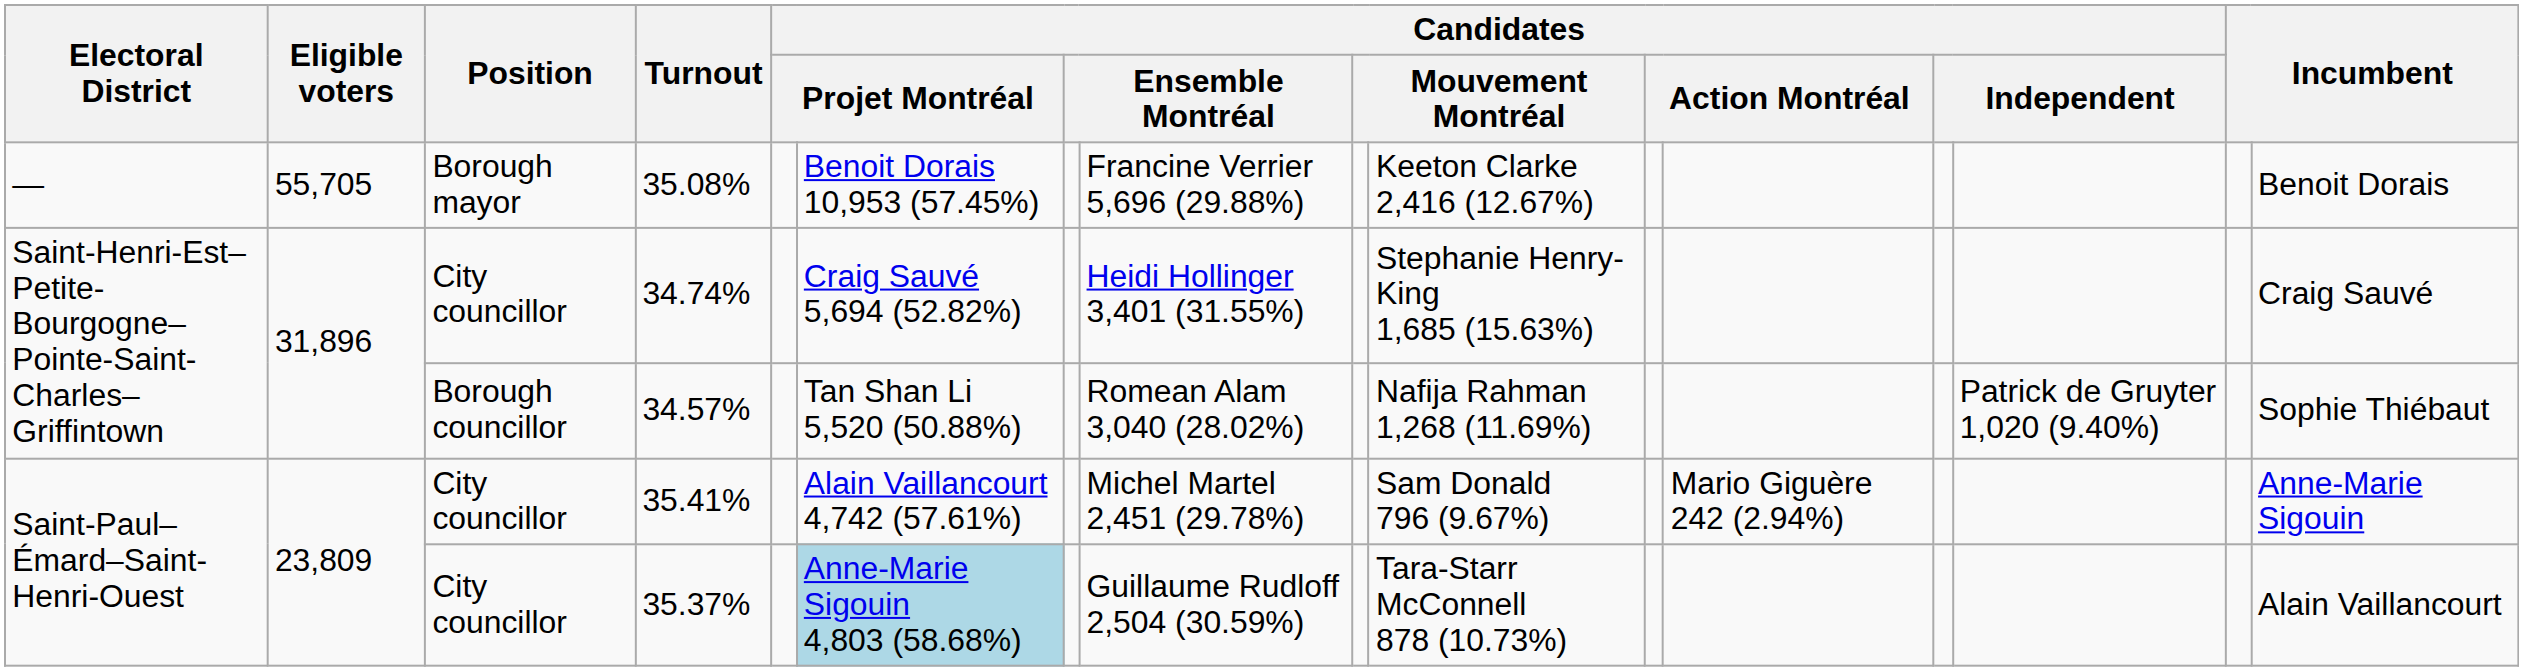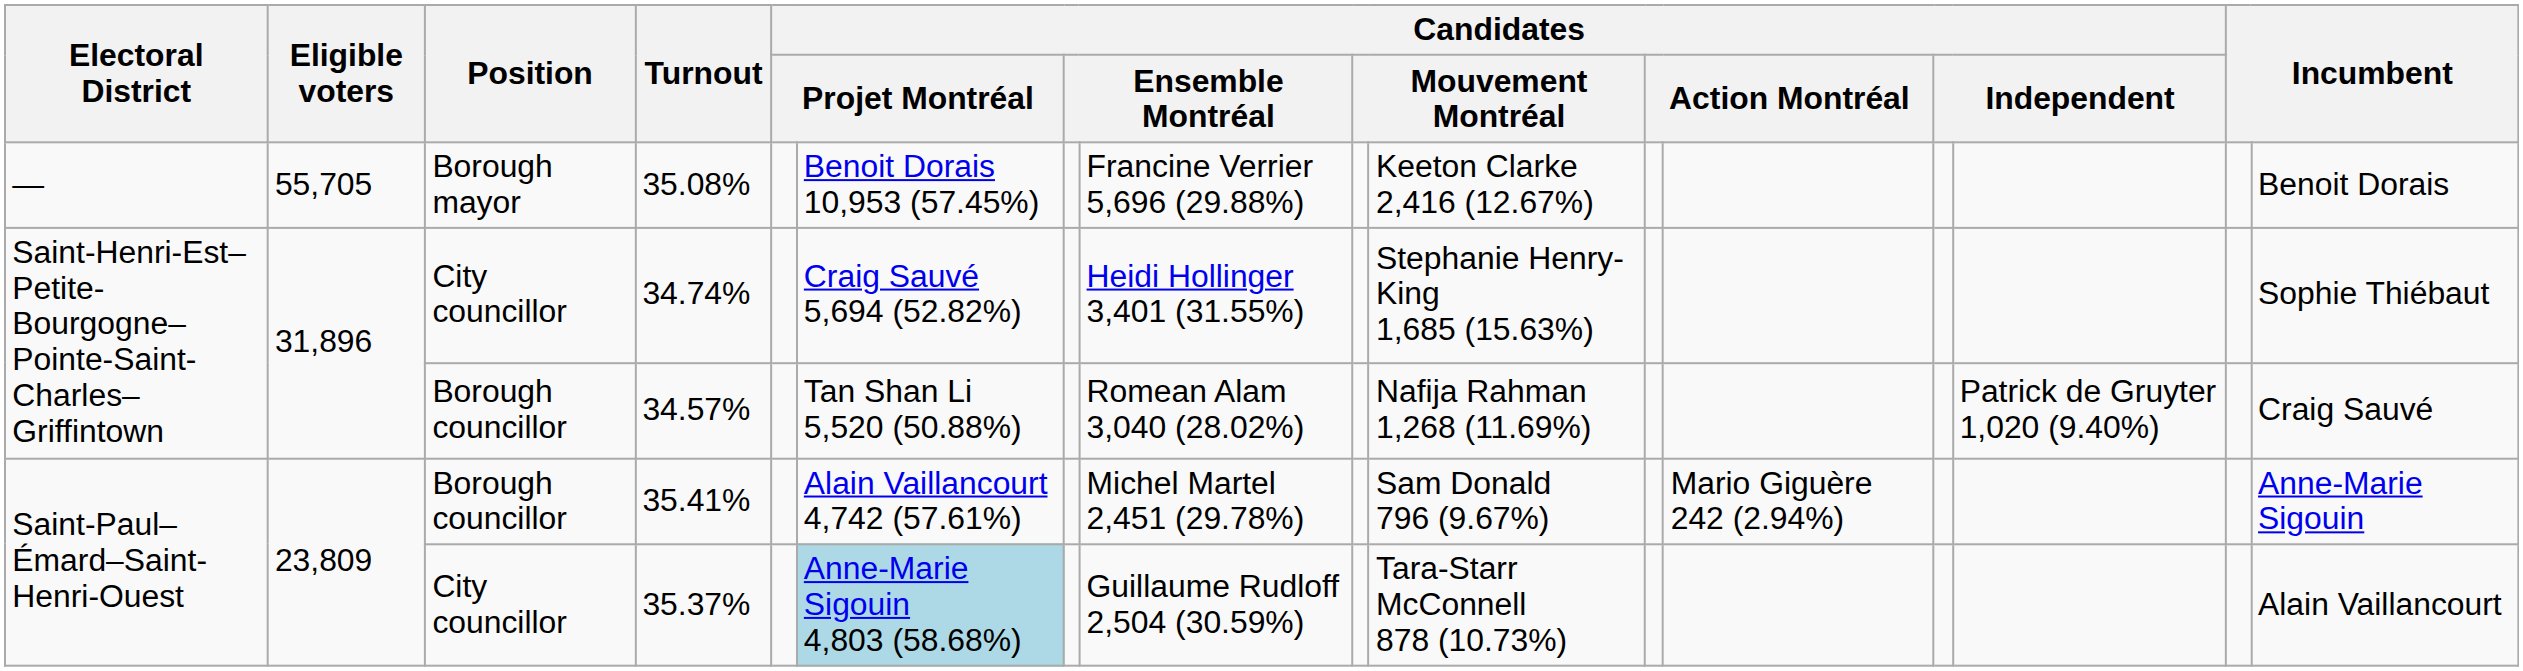(2346, 294) Craig Sauvé -> (2374, 294) Sophie Thiébaut
(2374, 409) Sophie Thiébaut -> (2346, 409) Craig Sauvé
(500, 500) City councillor -> (500, 500) Borough councillor
